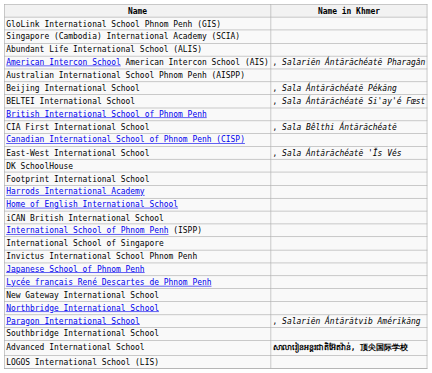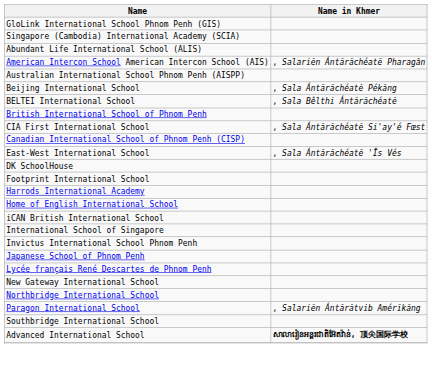(349, 101) , Sala Ántărăchéatĕ Si'ay'é Fœst -> (335, 101) , Sala Bêlthi Ántărăchéatĕ
(335, 127) , Sala Bêlthi Ántărăchéatĕ -> (349, 127) , Sala Ántărăchéatĕ Si'ay'é Fœst
- row: (104, 230)
- row: (83, 362)
